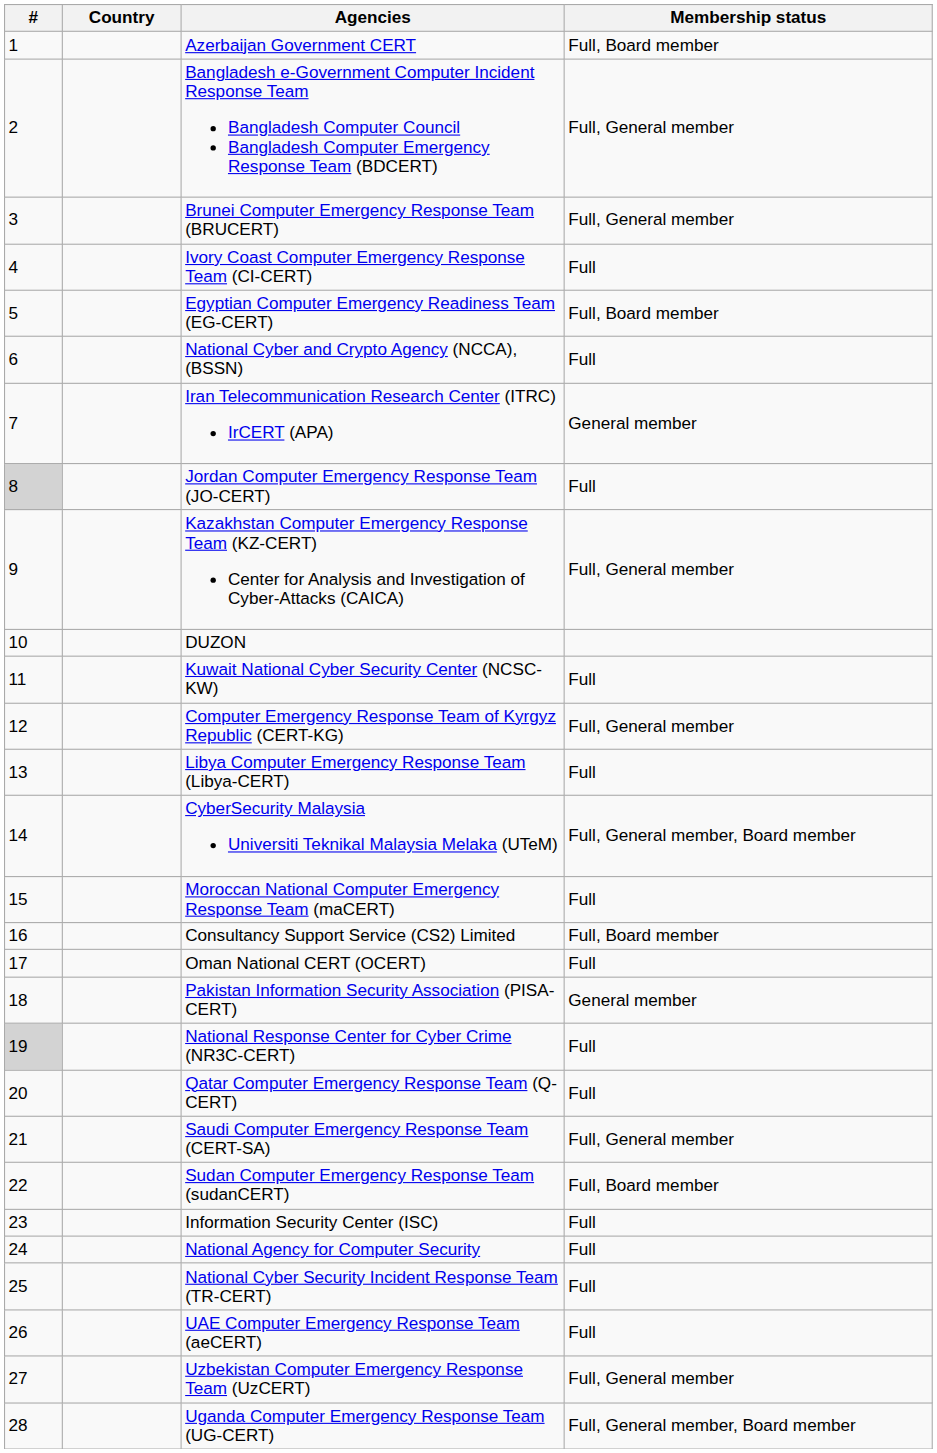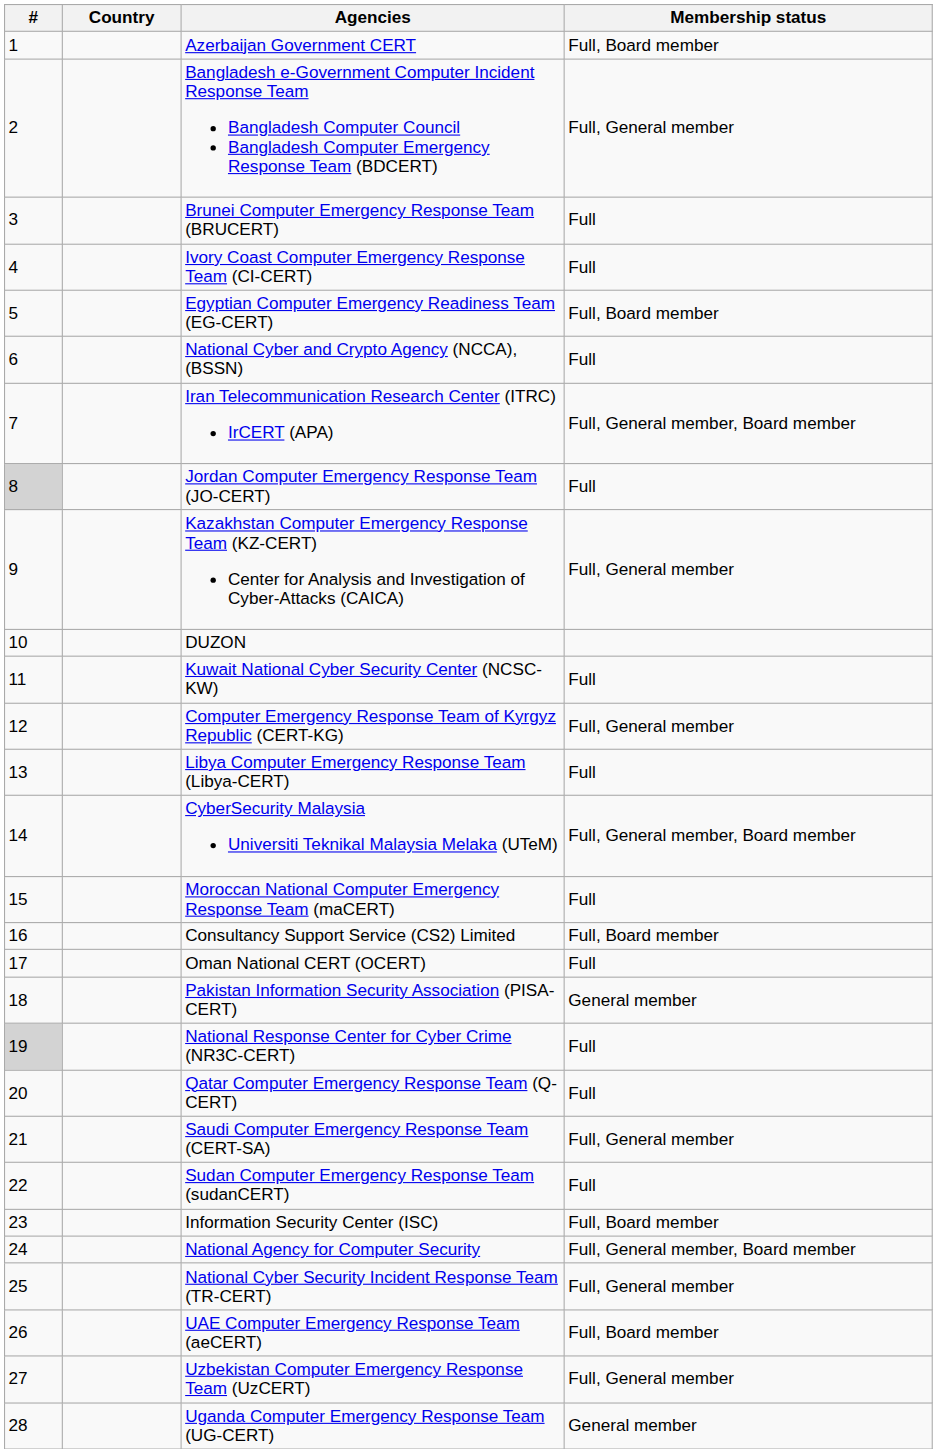(651, 220) Full, General member -> (582, 220) Full
(633, 423) General member -> (712, 423) Full, General member, Board member
(643, 1185) Full, Board member -> (582, 1185) Full
(582, 1222) Full -> (643, 1222) Full, Board member
(582, 1249) Full -> (712, 1249) Full, General member, Board member
(582, 1286) Full -> (651, 1286) Full, General member
(582, 1332) Full -> (643, 1332) Full, Board member
(712, 1425) Full, General member, Board member -> (633, 1425) General member
